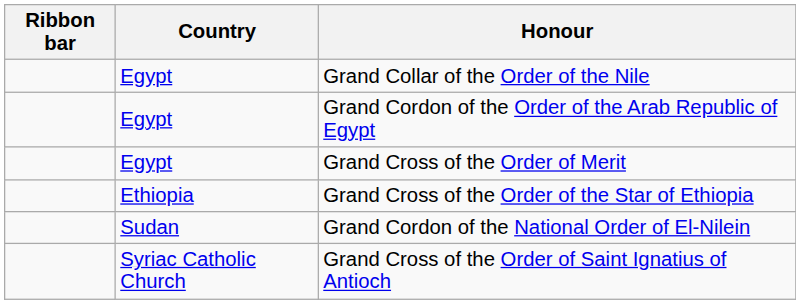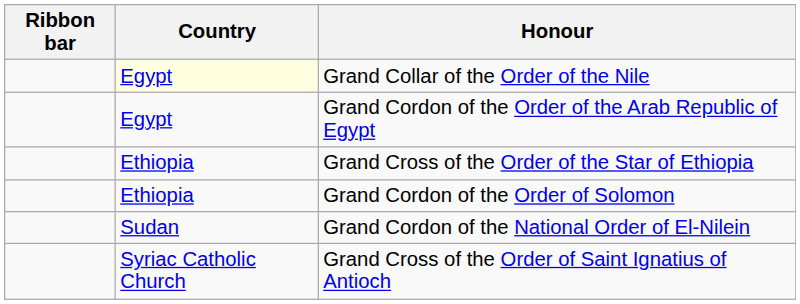(146, 75) no background -> (146, 75) lightyellow background
- row: (475, 163)
+ row: (499, 195)
